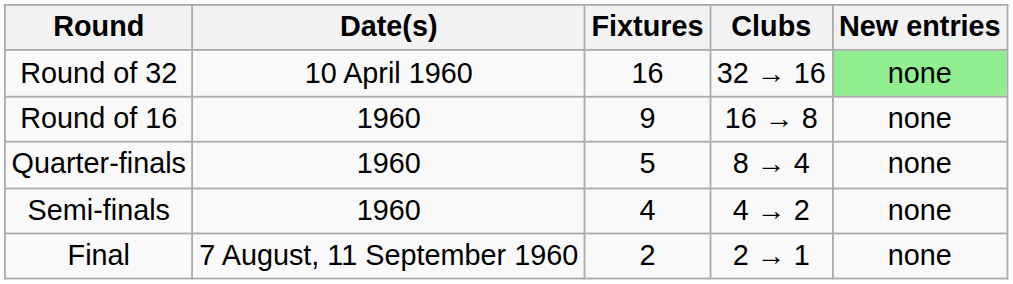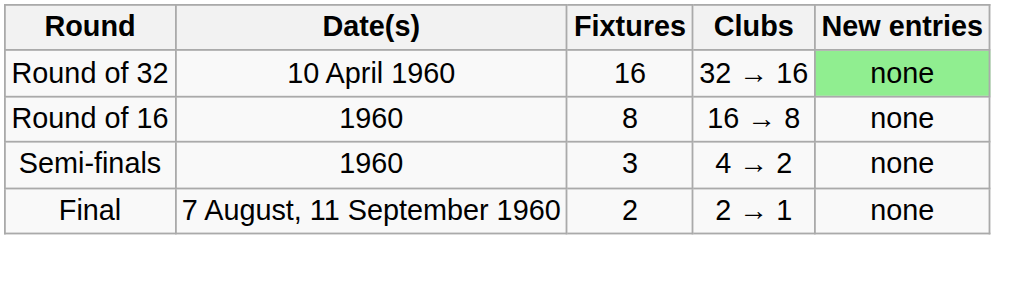(648, 118) 9 -> (630, 118) 8
- row: (99, 164)
(648, 210) 4 -> (630, 164) 3
